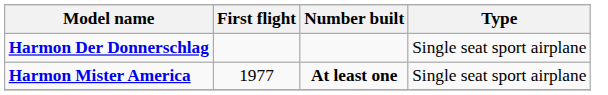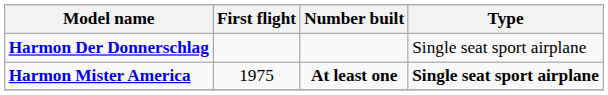(257, 76) 1977 -> (257, 76) 1975
(499, 76) normal -> (506, 76) bold
